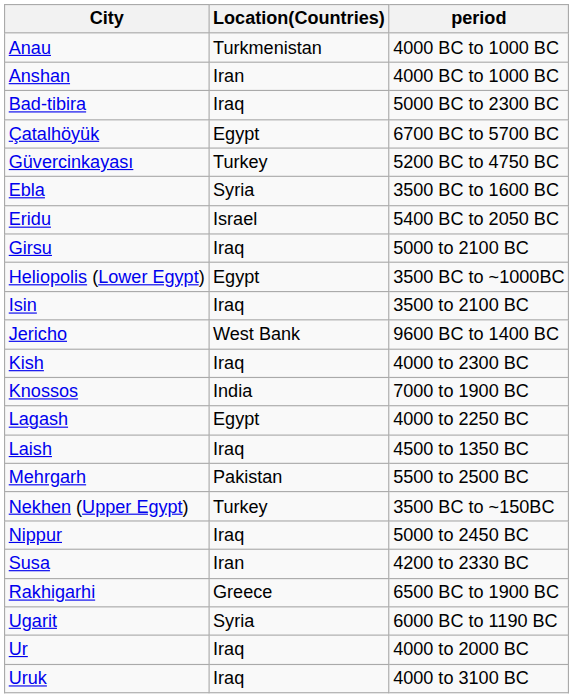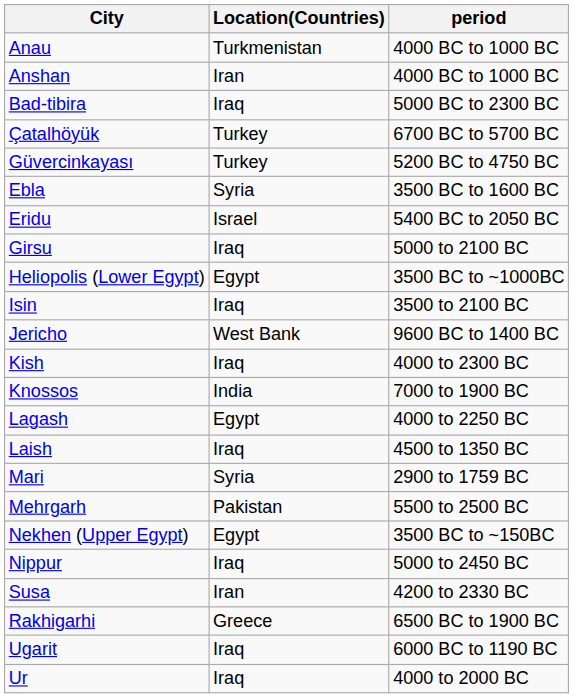(236, 133) Egypt -> (240, 133) Turkey
+ row: (26, 477)
(240, 506) Turkey -> (236, 534) Egypt
(234, 620) Syria -> (229, 649) Iraq
- row: (28, 678)
